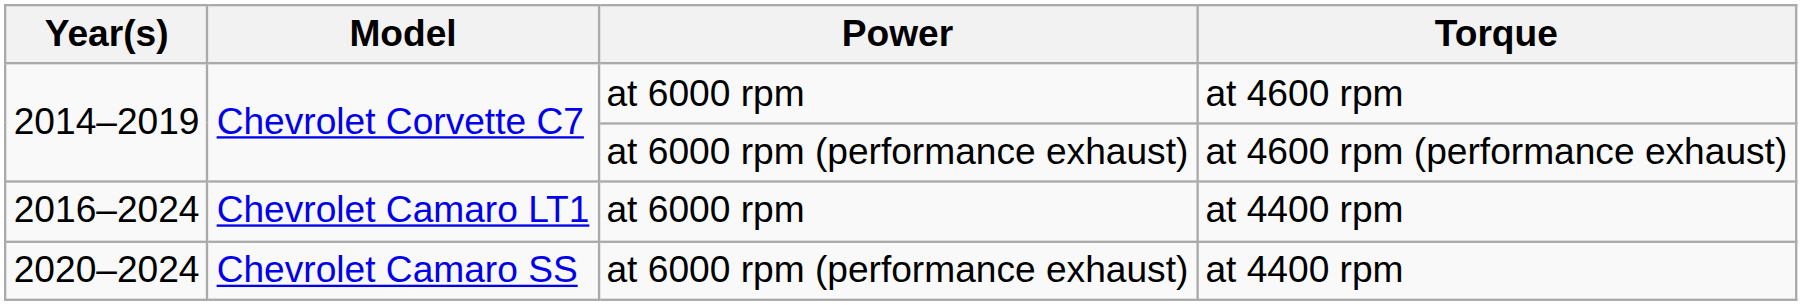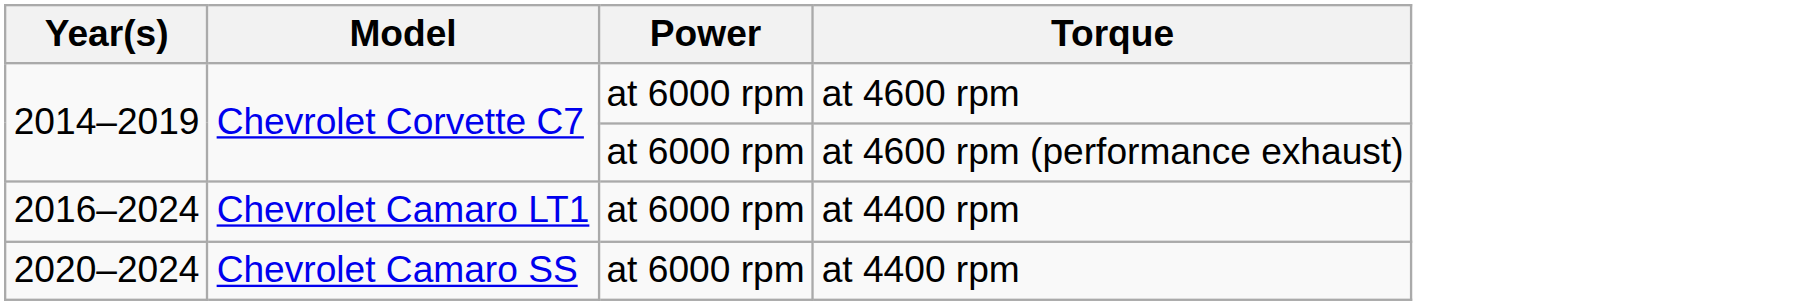(897, 151) at 6000 rpm (performance exhaust) -> (706, 151) at 6000 rpm
(897, 269) at 6000 rpm (performance exhaust) -> (706, 269) at 6000 rpm
